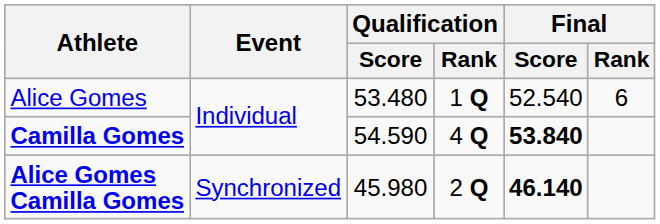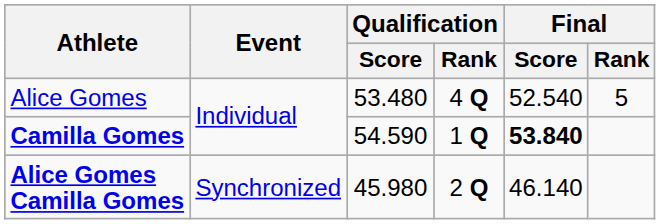(469, 98) 1 Q -> (469, 98) 4 Q
(622, 98) 6 -> (622, 98) 5
(469, 136) 4 Q -> (469, 136) 1 Q
(546, 187) bold -> (546, 187) normal
